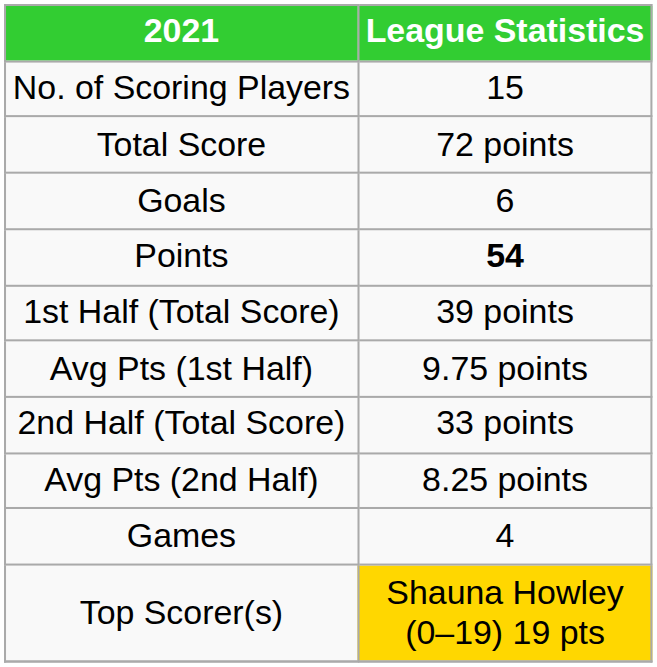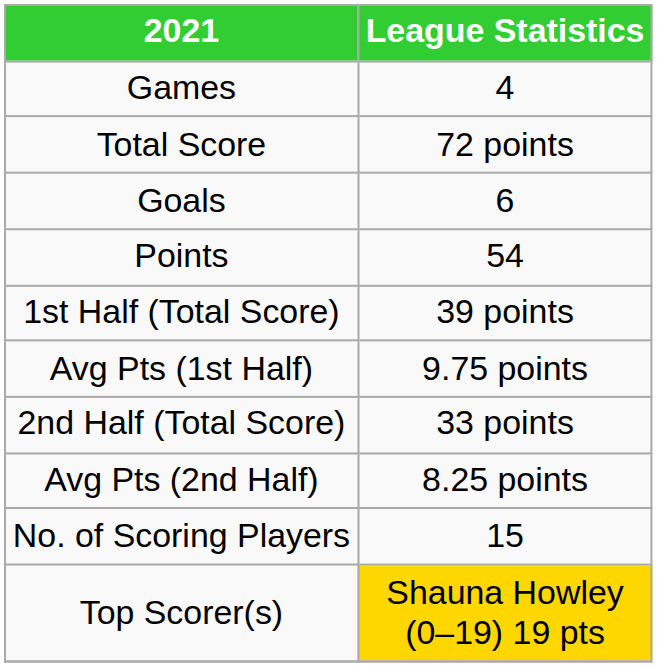rows swapped: (181, 536) <-> (181, 88)
(505, 256) bold -> (505, 256) normal
